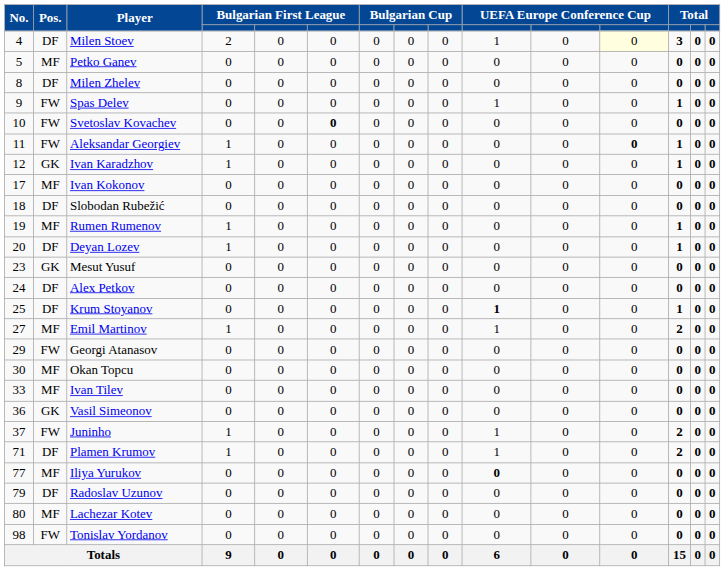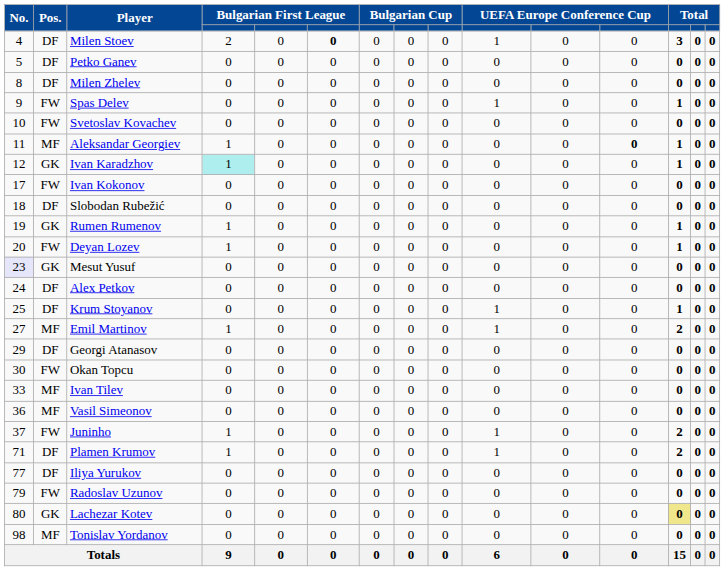(333, 41) normal -> (333, 41) bold
(634, 41) lightyellow background -> (634, 41) no background
(50, 61) MF -> (50, 61) DF
(333, 123) bold -> (333, 123) normal
(50, 144) FW -> (50, 144) MF
(229, 164) no background -> (229, 164) paleturquoise background
(50, 185) MF -> (50, 185) FW
(50, 226) MF -> (50, 226) GK
(50, 246) DF -> (50, 246) FW
(19, 267) no background -> (19, 267) lavender background
(497, 308) bold -> (497, 308) normal
(50, 349) FW -> (50, 349) DF
(50, 370) MF -> (50, 370) FW
(50, 411) GK -> (50, 411) MF
(50, 472) MF -> (50, 472) DF
(497, 472) bold -> (497, 472) normal
(50, 493) DF -> (50, 493) FW
(50, 514) MF -> (50, 514) GK
(680, 514) no background -> (680, 514) khaki background
(50, 534) FW -> (50, 534) MF
